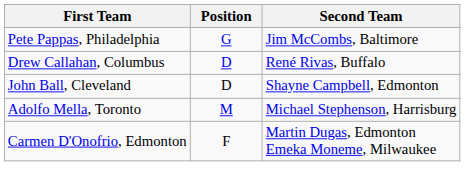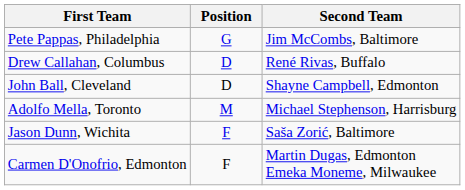+ row: (69, 132)
